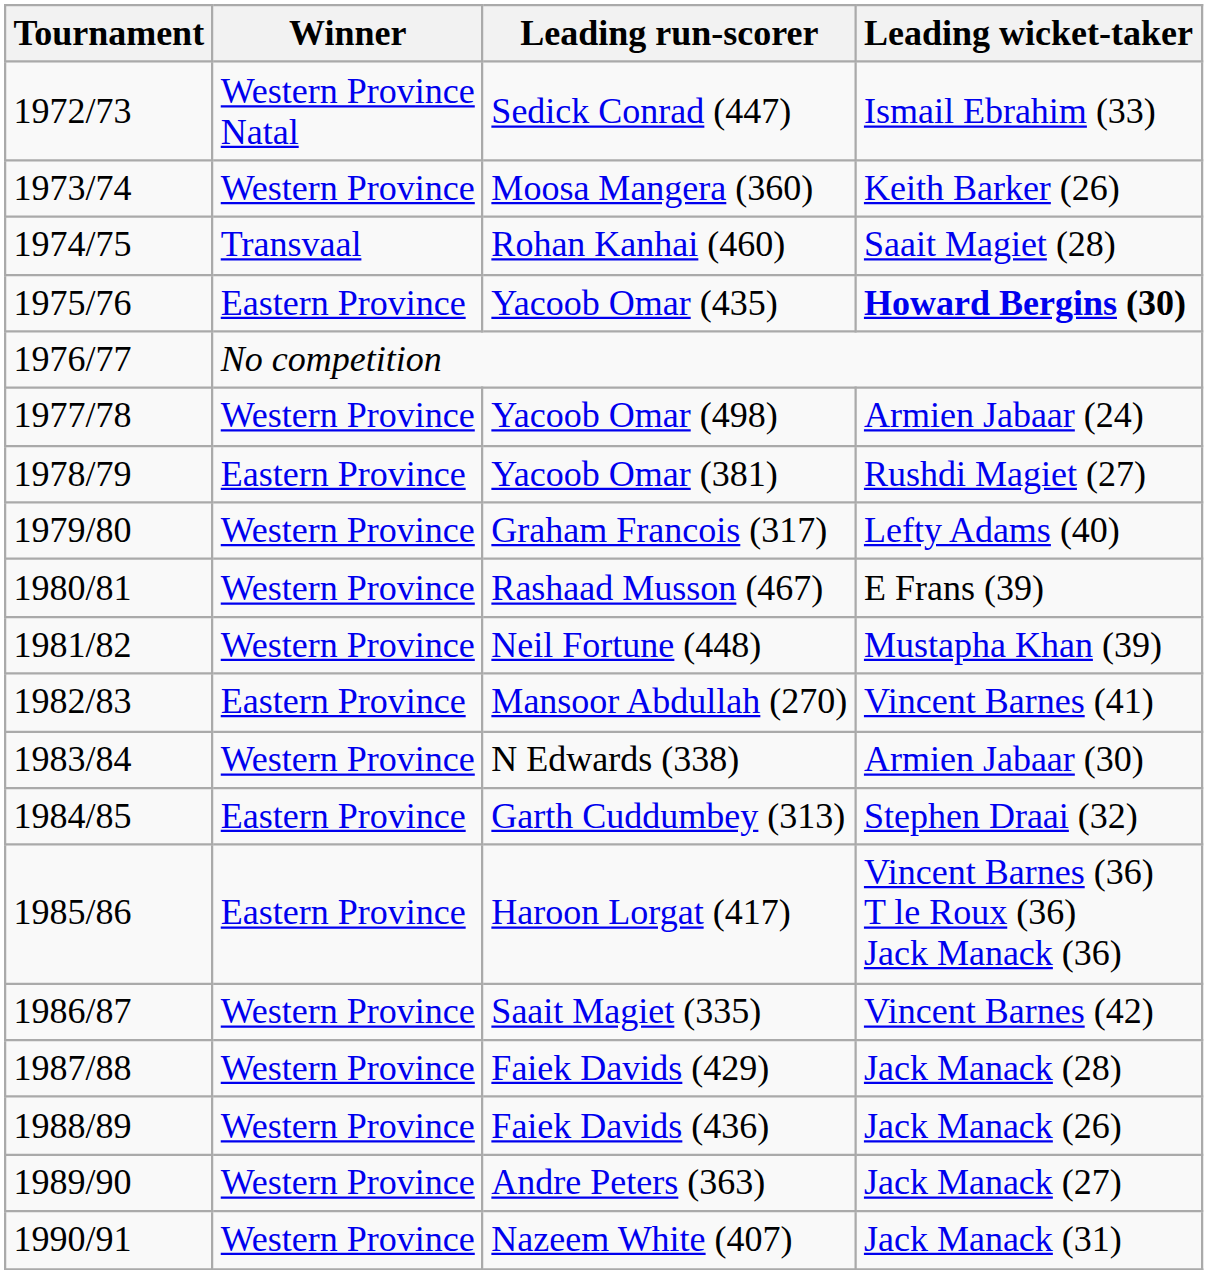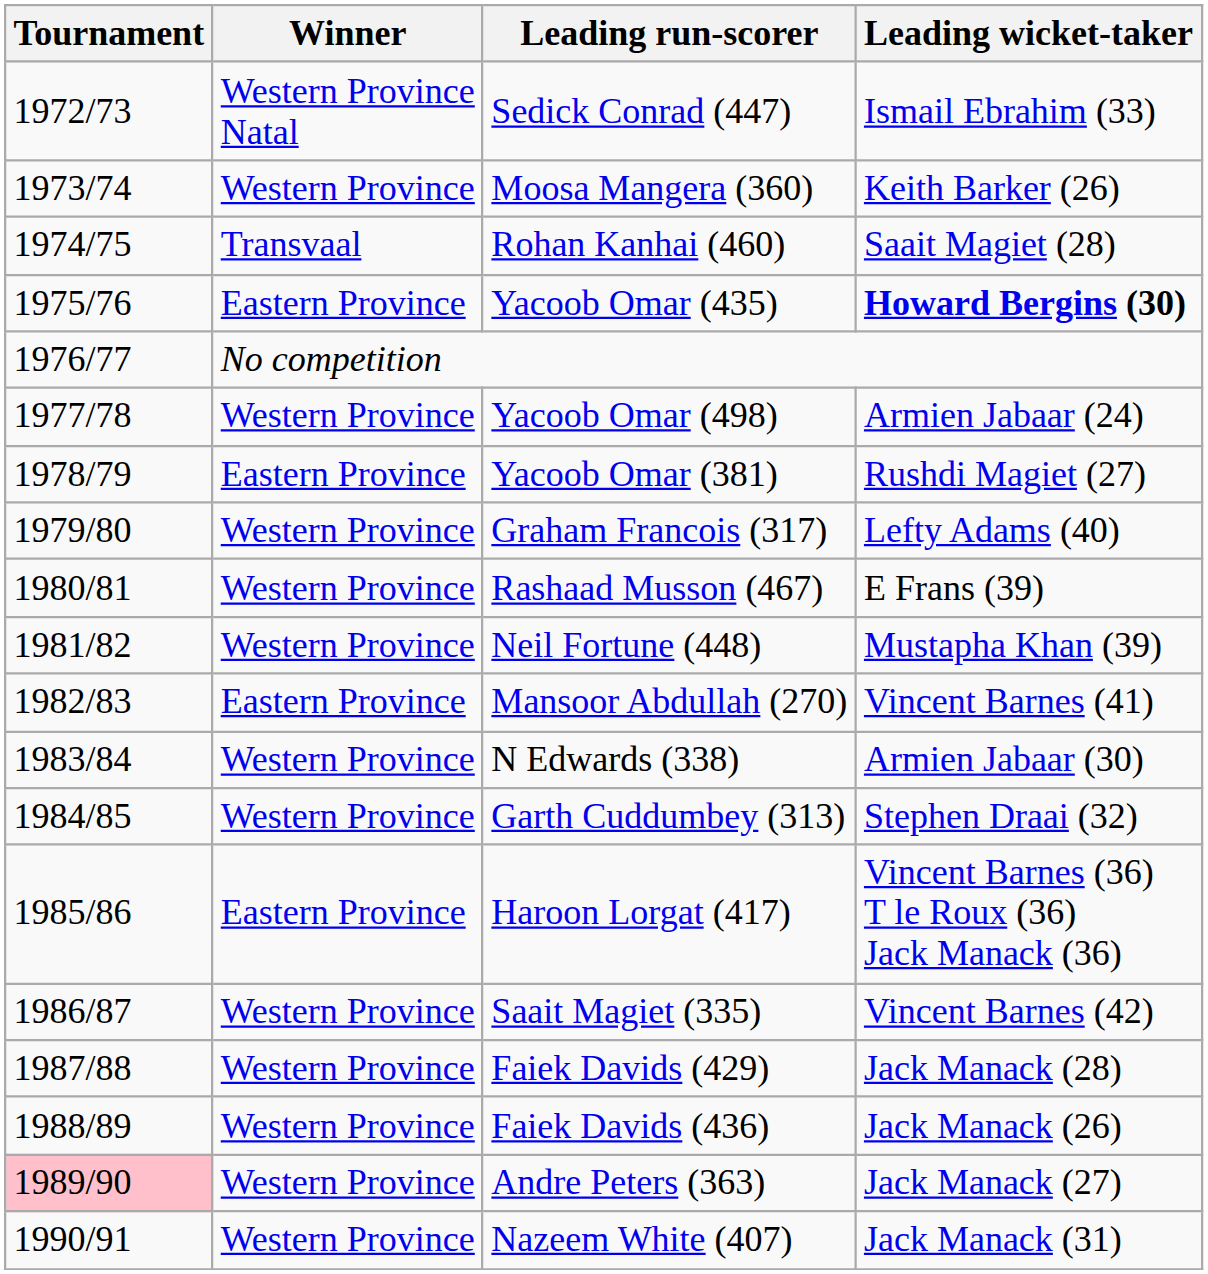(343, 815) Eastern Province -> (348, 815) Western Province
(72, 1182) no background -> (72, 1182) pink background
